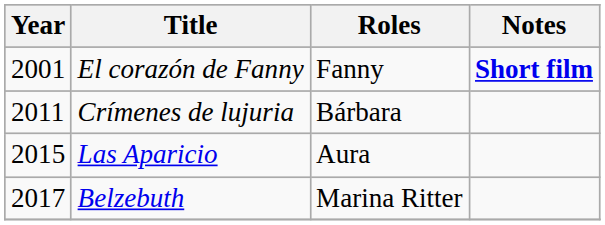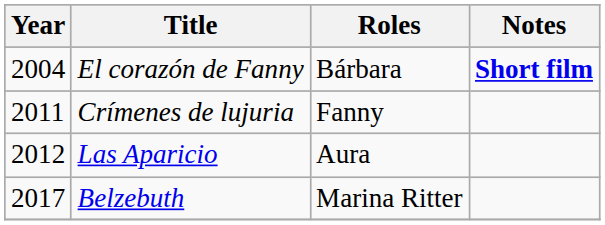(38, 68) 2001 -> (38, 68) 2004
(350, 68) Fanny -> (359, 68) Bárbara
(359, 111) Bárbara -> (350, 111) Fanny
(38, 154) 2015 -> (38, 154) 2012
